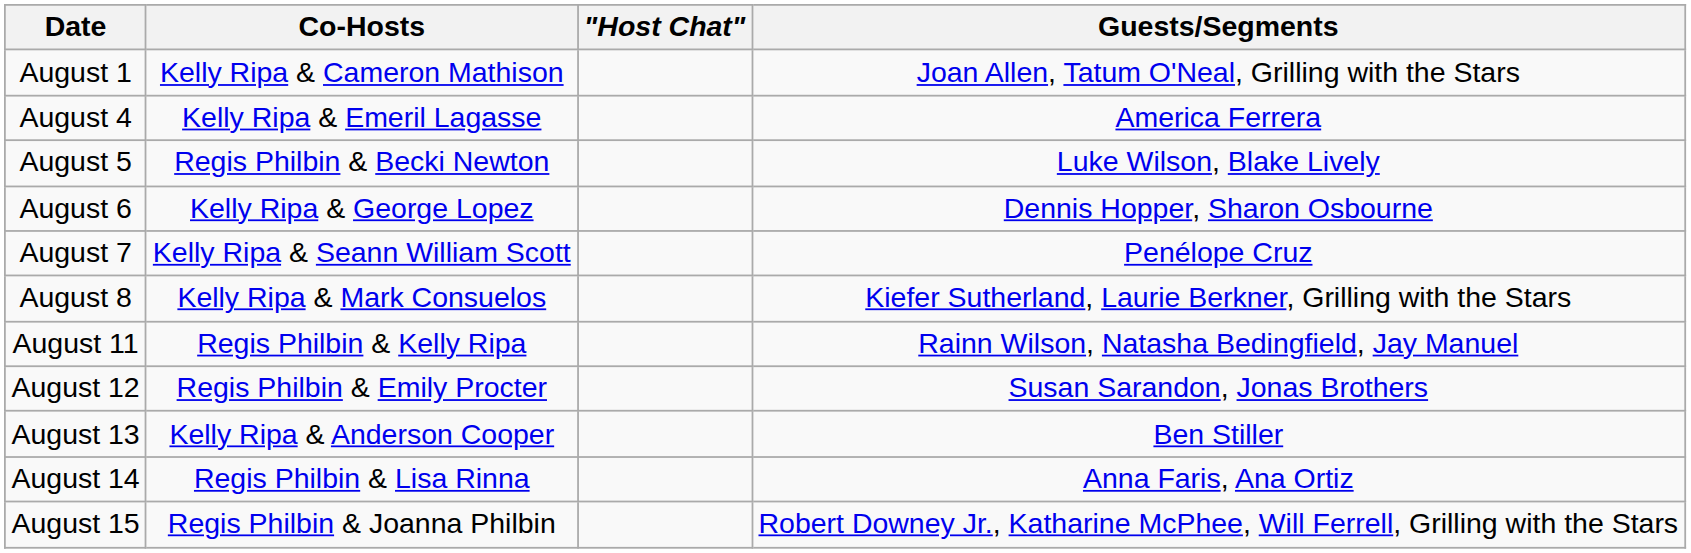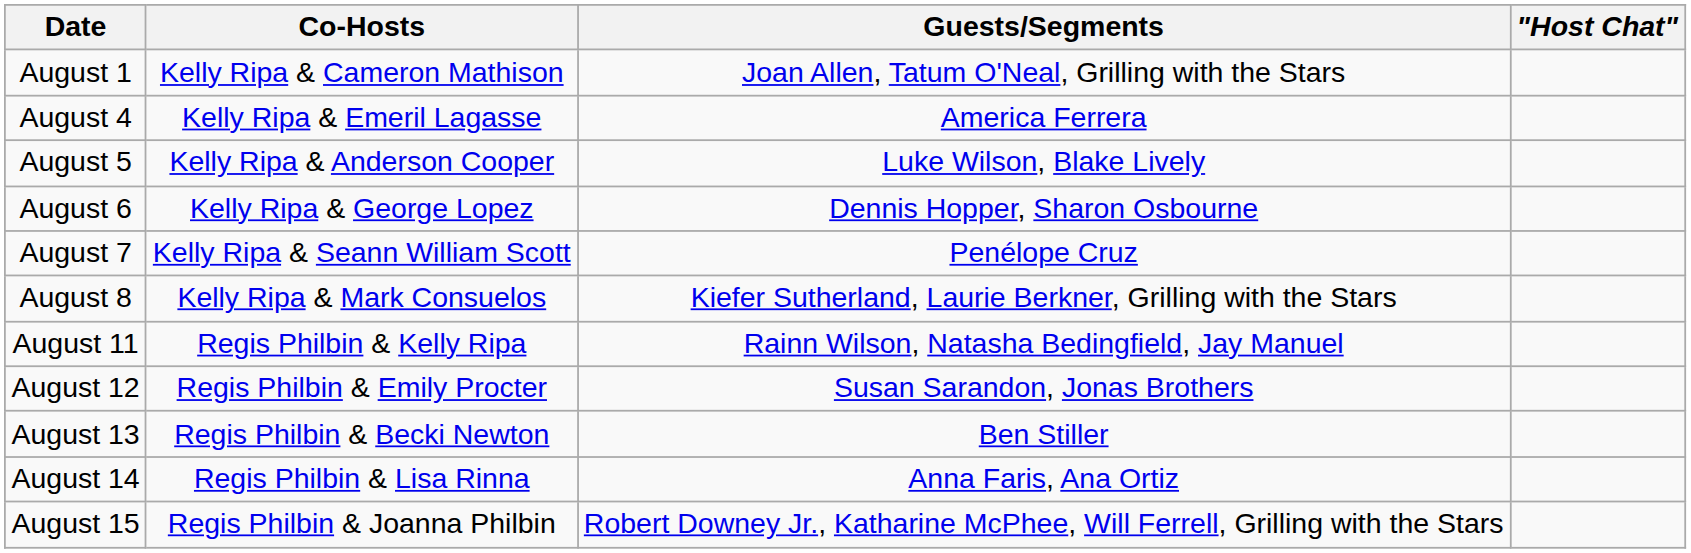columns swapped: (665, 27) <-> (1218, 27)
(362, 162) Regis Philbin & Becki Newton -> (362, 162) Kelly Ripa & Anderson Cooper
(362, 433) Kelly Ripa & Anderson Cooper -> (362, 433) Regis Philbin & Becki Newton
